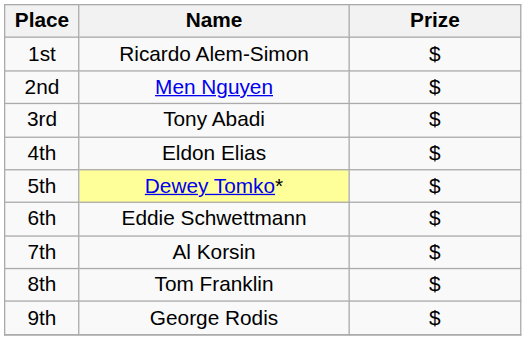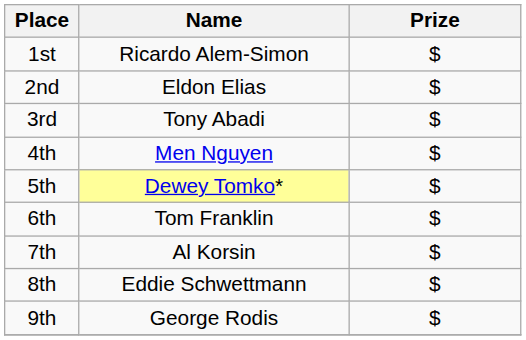(214, 86) Men Nguyen -> (214, 86) Eldon Elias
(214, 152) Eldon Elias -> (214, 152) Men Nguyen
(214, 218) Eddie Schwettmann -> (214, 218) Tom Franklin
(214, 284) Tom Franklin -> (214, 284) Eddie Schwettmann
